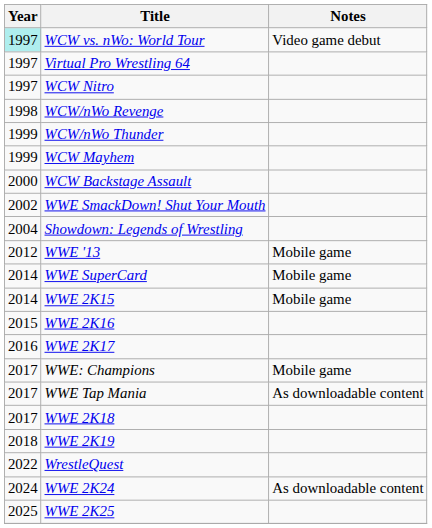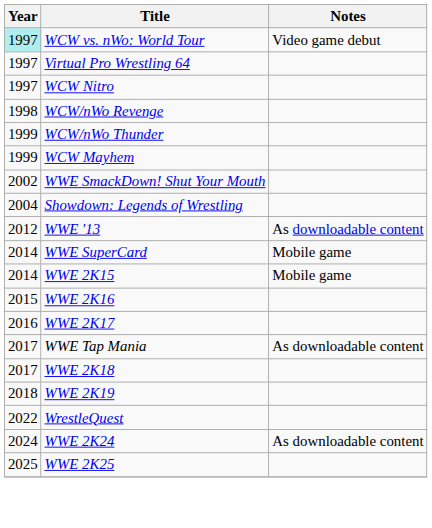- row: (118, 181)
(312, 252) Mobile game -> (348, 228) As downloadable content
- row: (100, 370)
